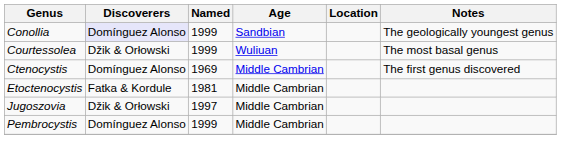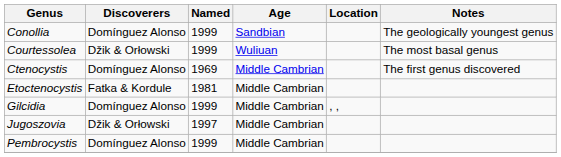(137, 32) lavender background -> (137, 32) no background
+ row: (26, 106)
